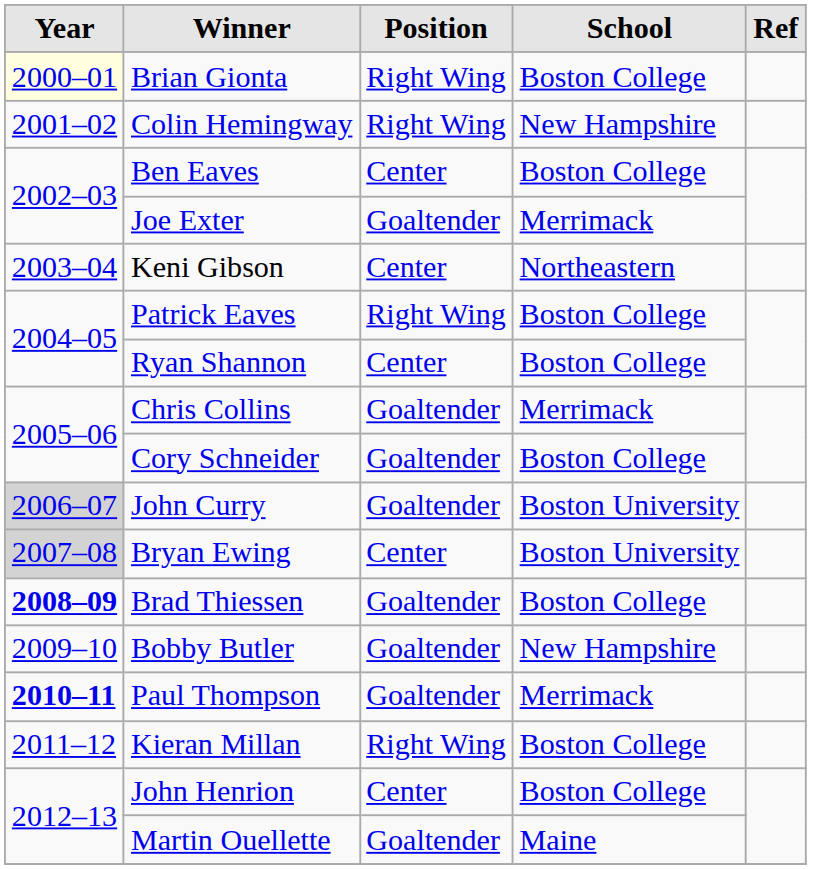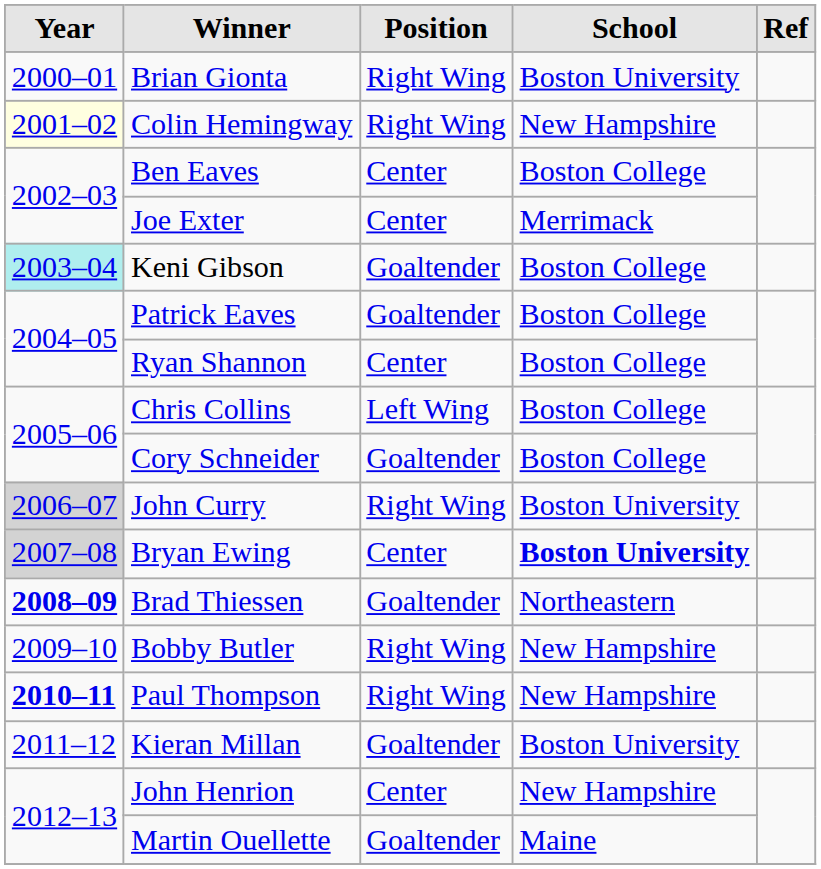(65, 76) lightyellow background -> (65, 76) no background
(613, 76) Boston College -> (629, 76) Boston University
(65, 123) no background -> (65, 123) lightyellow background
(433, 219) Goaltender -> (406, 219) Center
(65, 266) no background -> (65, 266) paleturquoise background
(406, 266) Center -> (433, 266) Goaltender
(597, 266) Northeastern -> (613, 266) Boston College
(436, 314) Right Wing -> (433, 314) Goaltender
(433, 409) Goaltender -> (428, 409) Left Wing
(586, 409) Merrimack -> (613, 409) Boston College
(433, 505) Goaltender -> (436, 505) Right Wing
(629, 553) normal -> (635, 553) bold
(613, 600) Boston College -> (597, 600) Northeastern
(433, 648) Goaltender -> (436, 648) Right Wing
(433, 696) Goaltender -> (436, 696) Right Wing
(586, 696) Merrimack -> (618, 696) New Hampshire
(436, 743) Right Wing -> (433, 743) Goaltender
(613, 743) Boston College -> (629, 743) Boston University
(613, 791) Boston College -> (618, 791) New Hampshire
